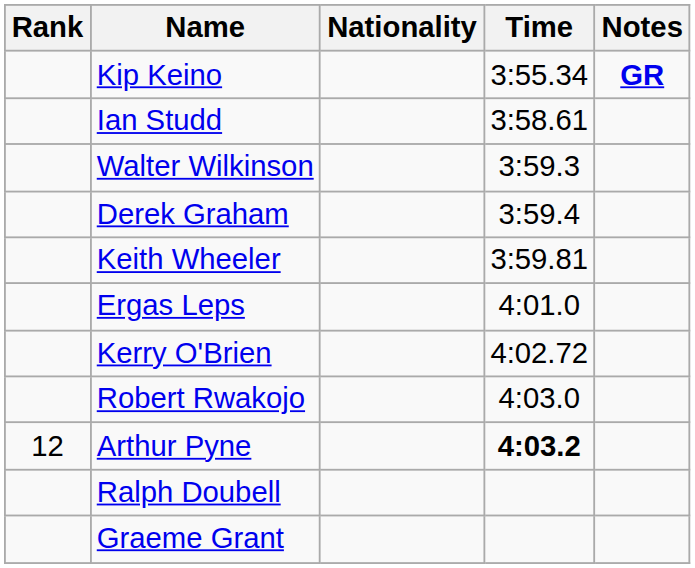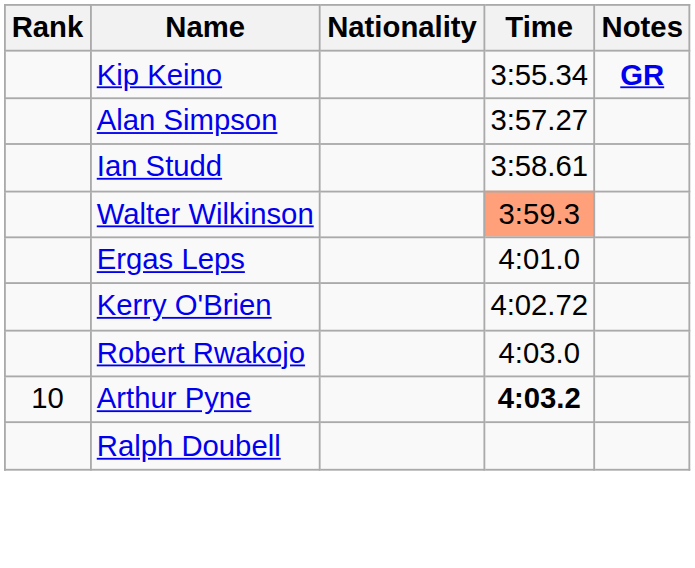+ row: (187, 120)
(539, 167) no background -> (539, 213) lightsalmon background
- row: (193, 213)
- row: (189, 259)
(47, 445) 12 -> (47, 399) 10
- row: (190, 538)
